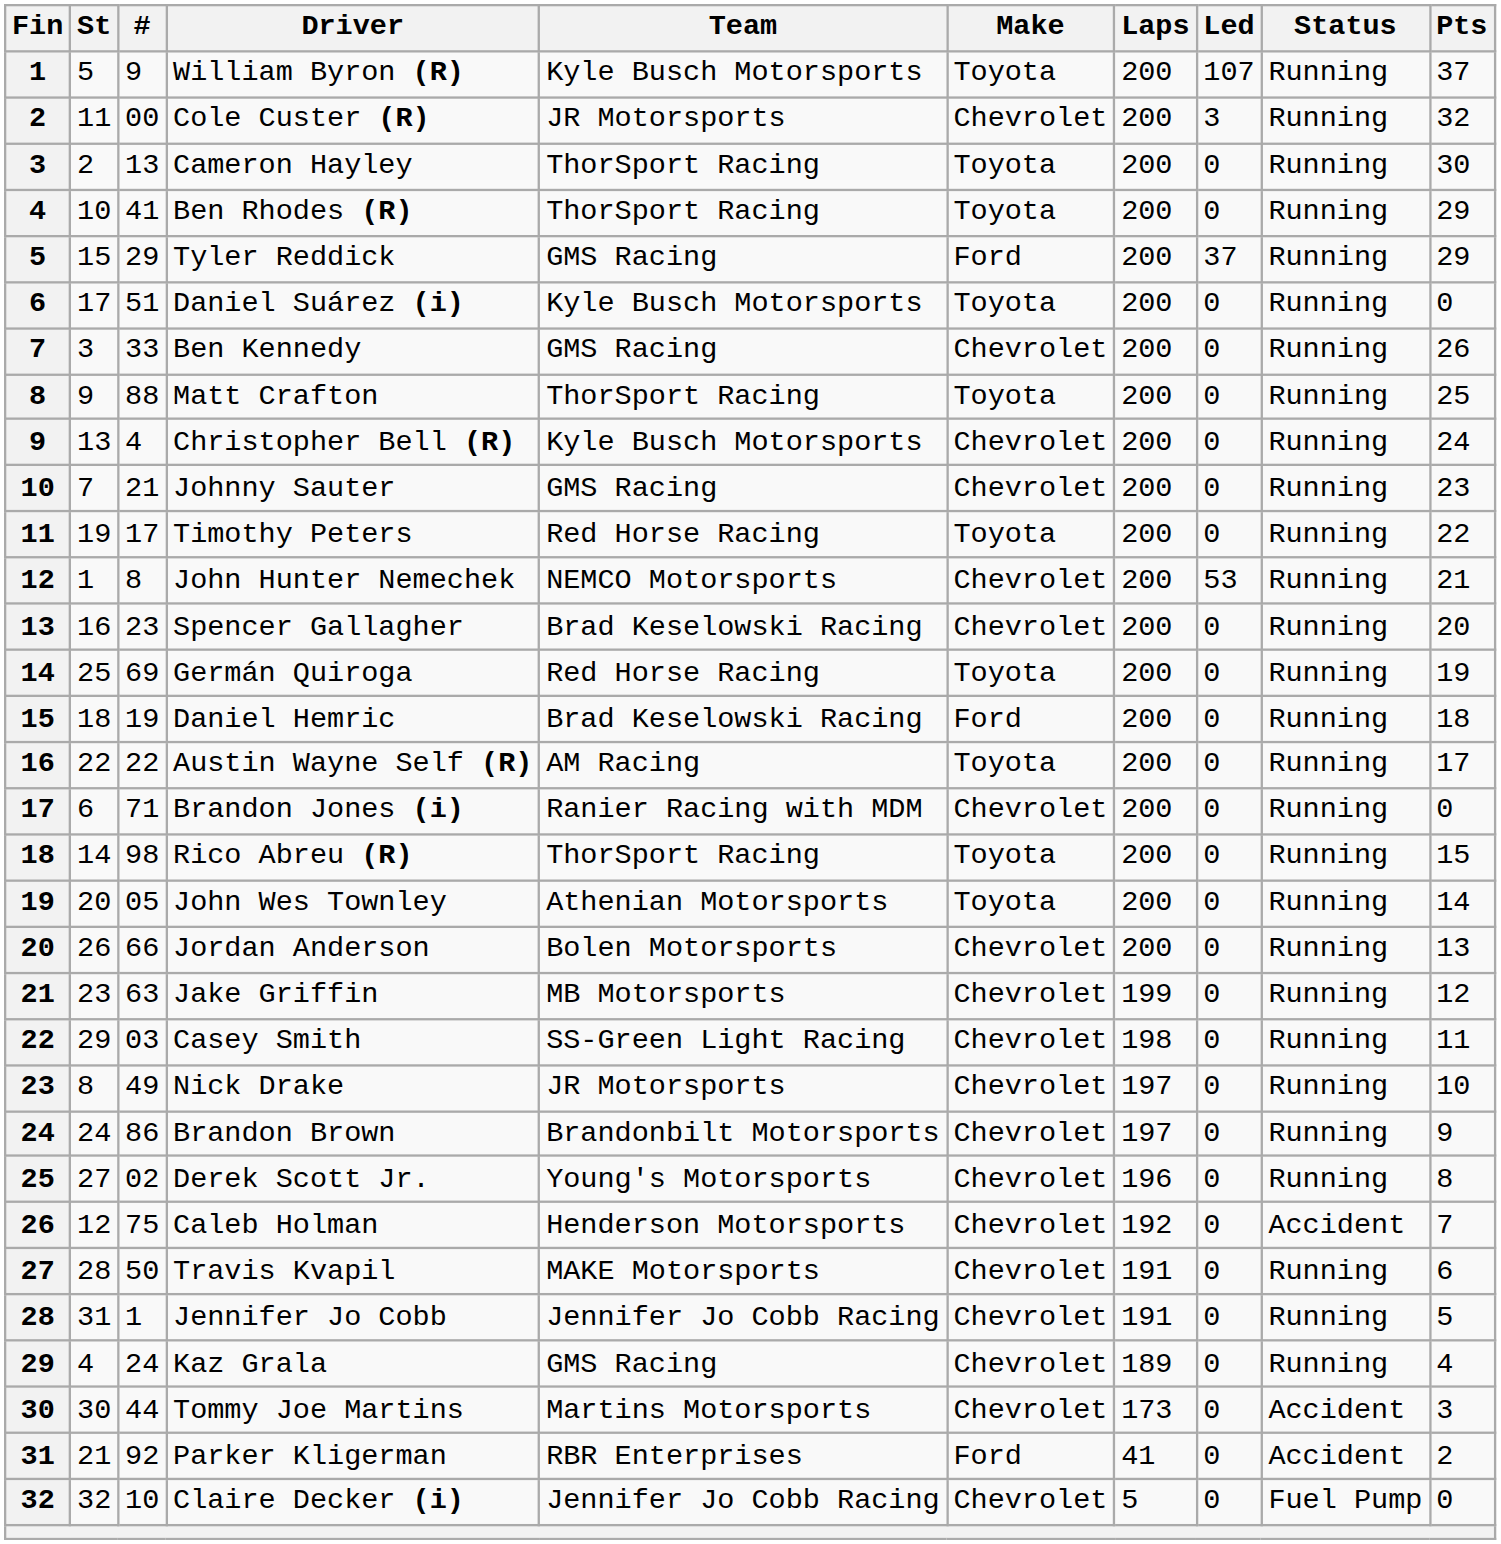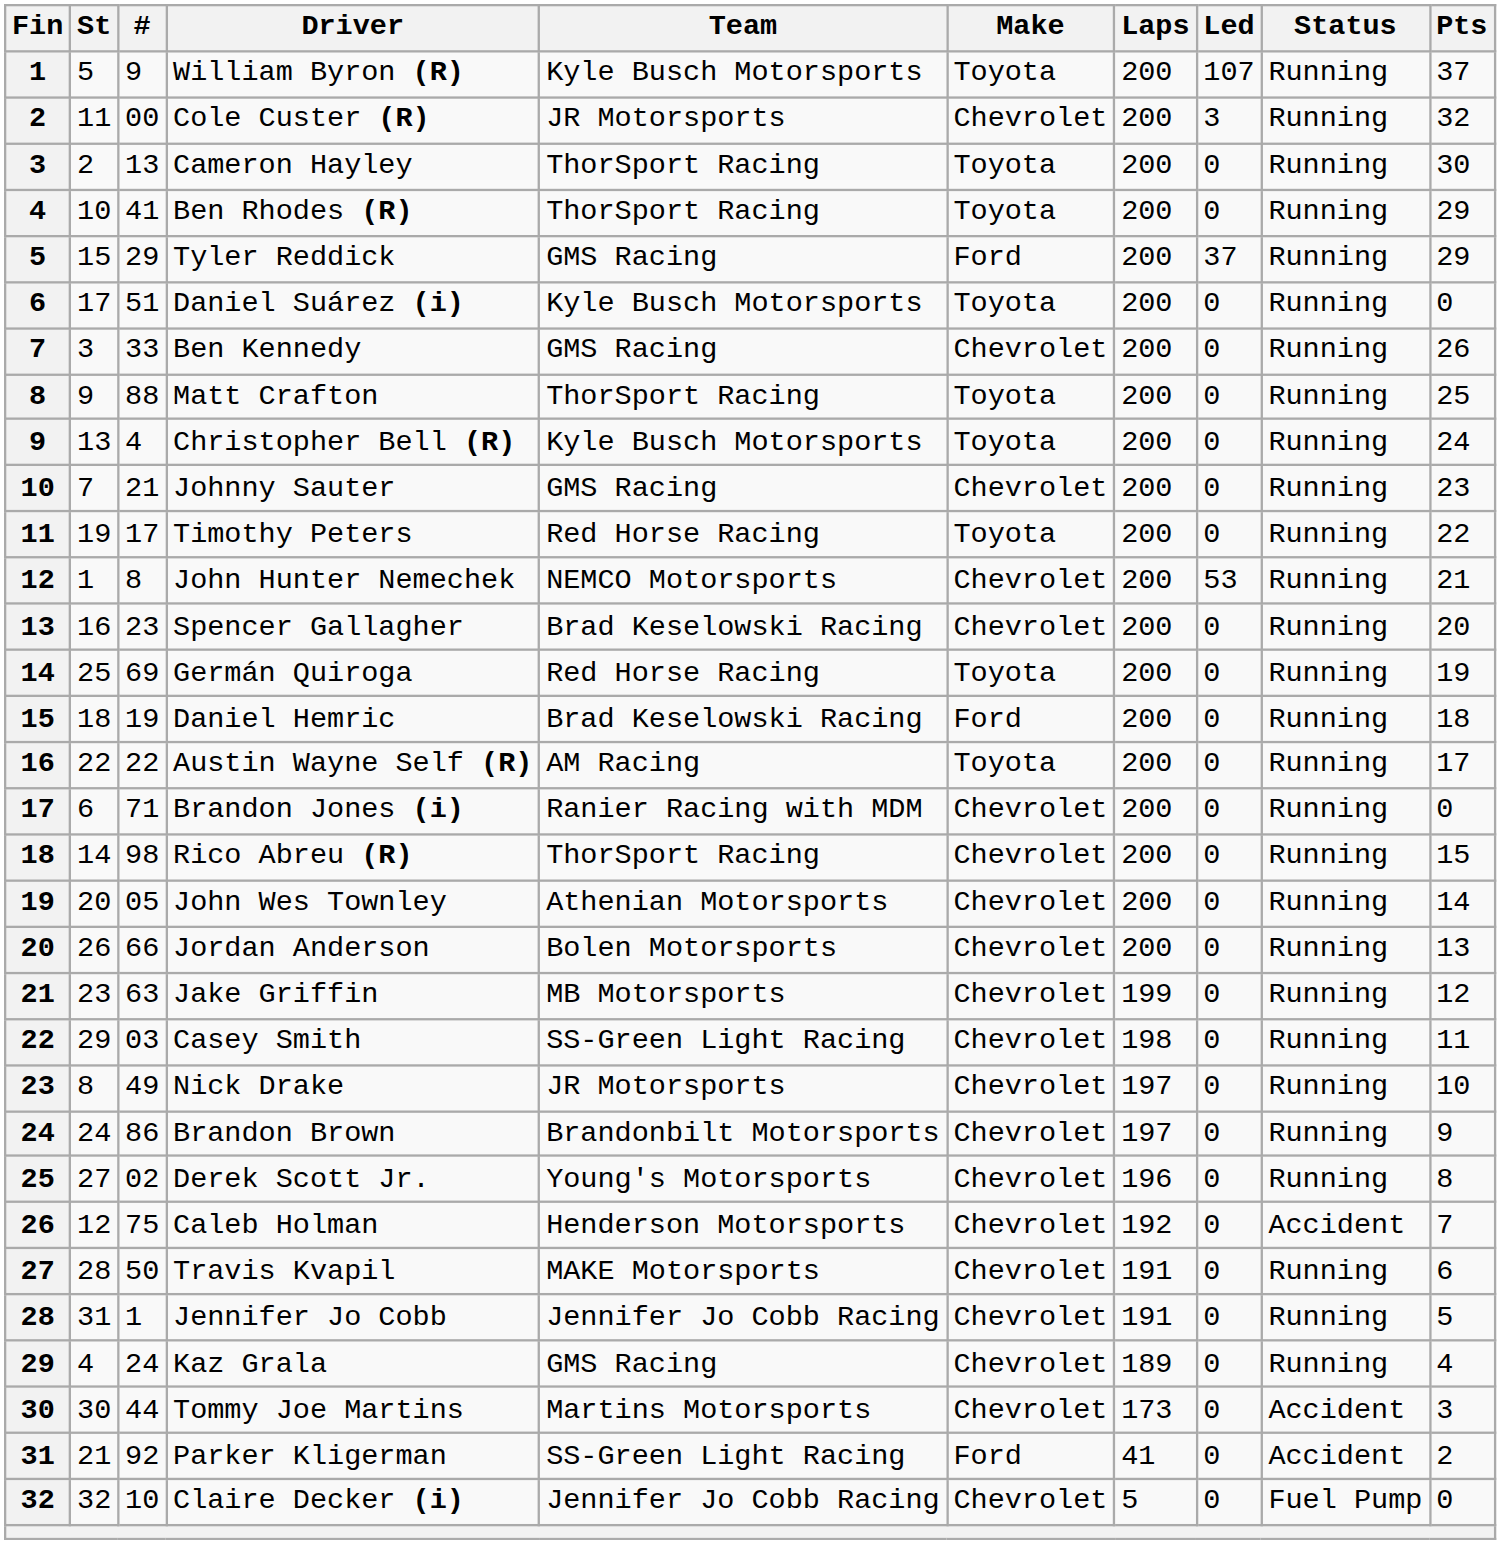(1030, 443) Chevrolet -> (1005, 443) Toyota
(1005, 858) Toyota -> (1030, 858) Chevrolet
(1005, 904) Toyota -> (1030, 904) Chevrolet
(674, 1456) RBR Enterprises -> (726, 1456) SS-Green Light Racing
